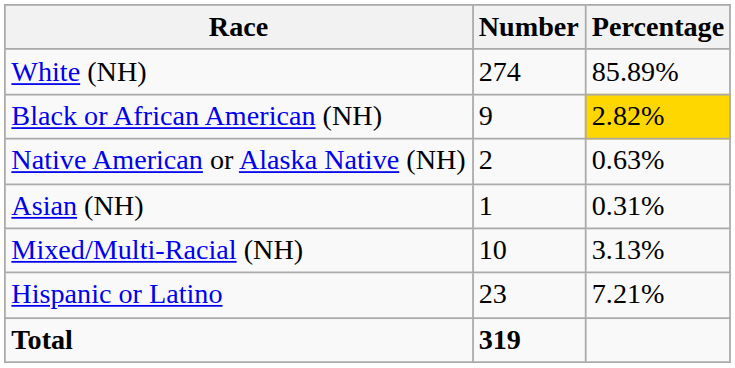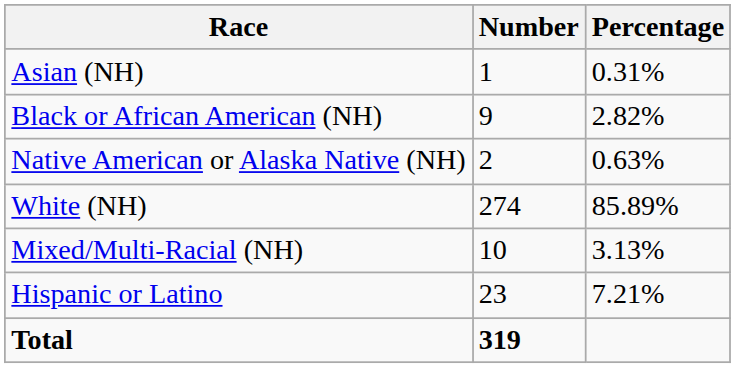rows swapped: (79, 71) <-> (77, 205)
(628, 116) gold background -> (628, 116) no background
